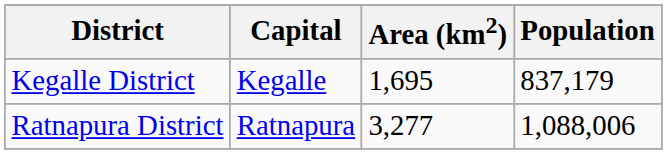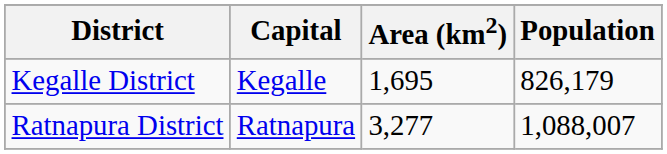(567, 80) 837,179 -> (567, 80) 826,179
(578, 126) 1,088,006 -> (578, 126) 1,088,007
